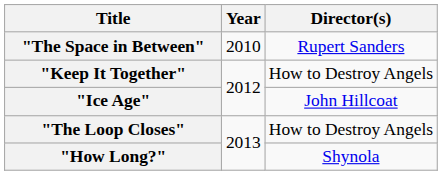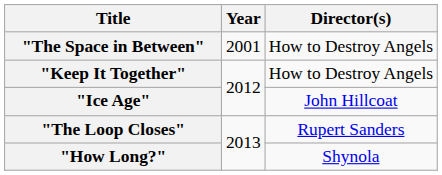(243, 45) 2010 -> (243, 45) 2001
(351, 45) Rupert Sanders -> (351, 45) How to Destroy Angels
(351, 128) How to Destroy Angels -> (351, 128) Rupert Sanders
